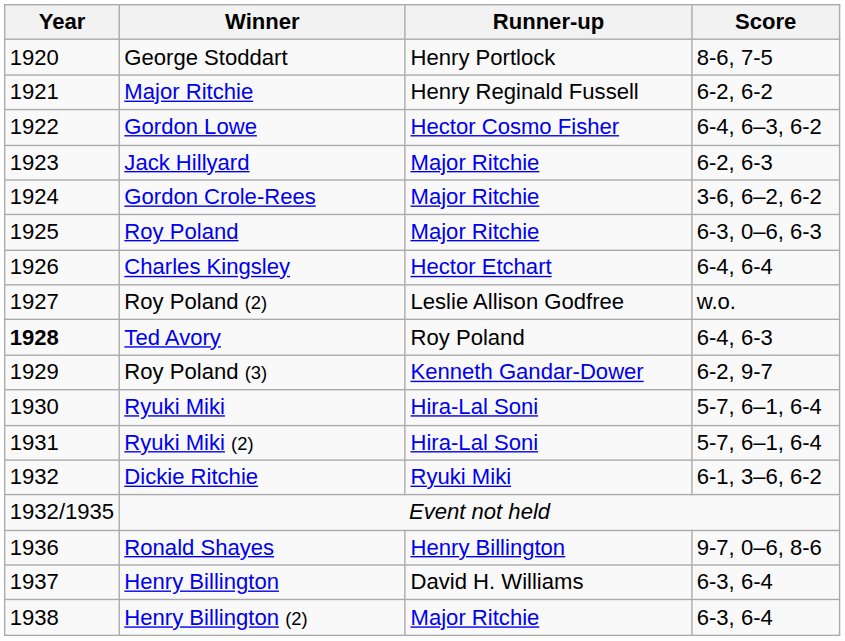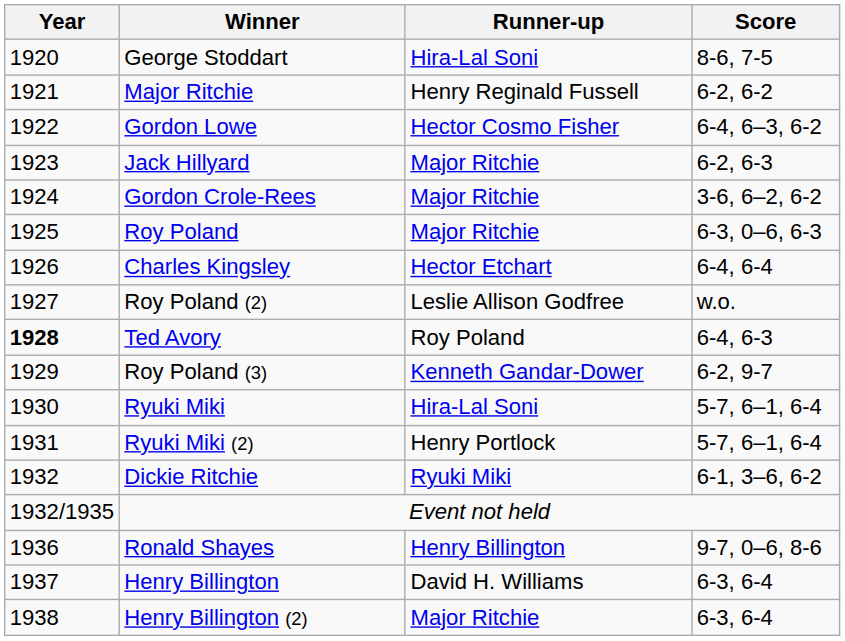(483, 57) Henry Portlock -> (474, 57) Hira-Lal Soni
(474, 442) Hira-Lal Soni -> (483, 442) Henry Portlock
